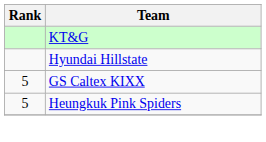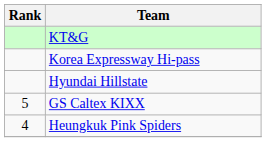+ row: (124, 59)
(25, 103) 5 -> (25, 125) 4
